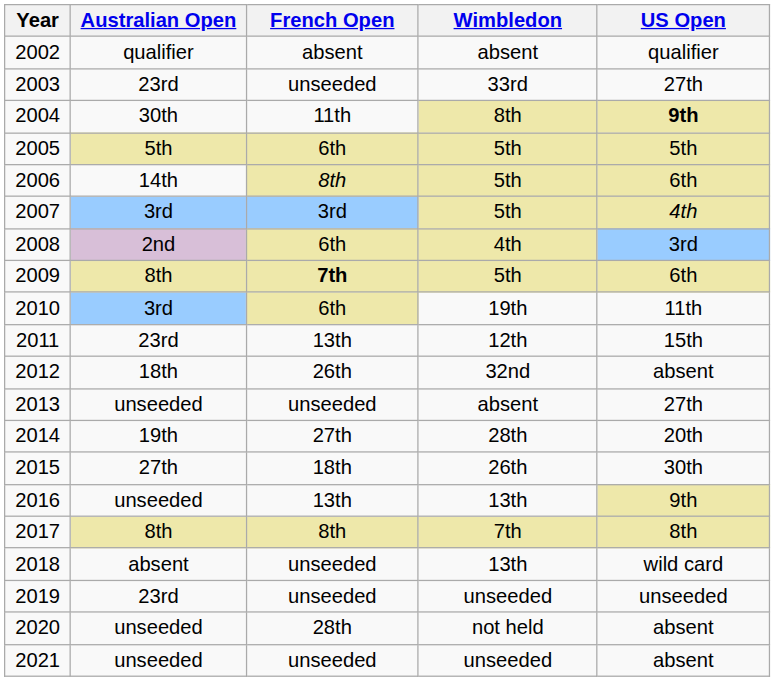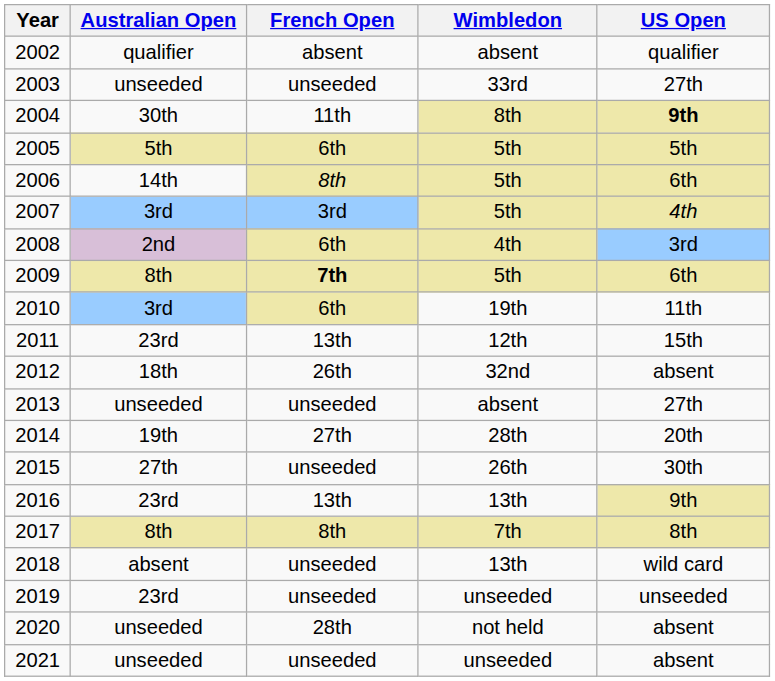(158, 84) 23rd -> (158, 84) unseeded
(332, 468) 18th -> (332, 468) unseeded
(158, 500) unseeded -> (158, 500) 23rd
